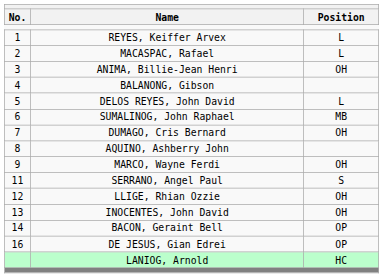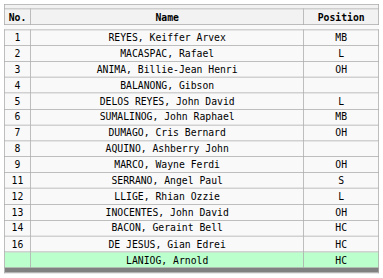(341, 37) L -> (341, 37) MB
(341, 196) OH -> (341, 196) L
(341, 228) OP -> (341, 228) HC
(341, 244) OP -> (341, 244) HC
